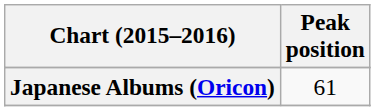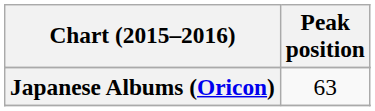(325, 86) 61 -> (325, 86) 63
